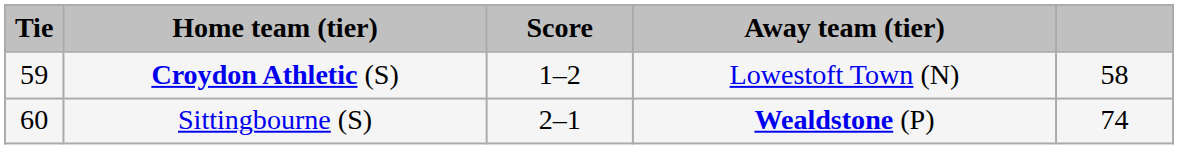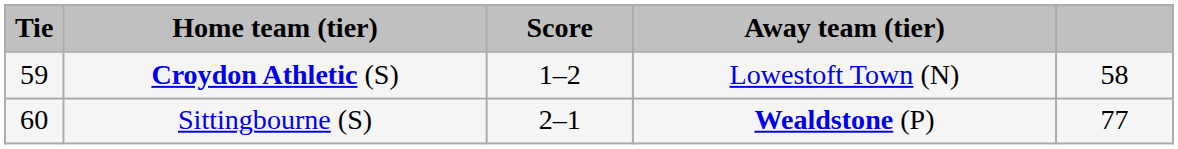(1115, 120) 74 -> (1115, 120) 77
